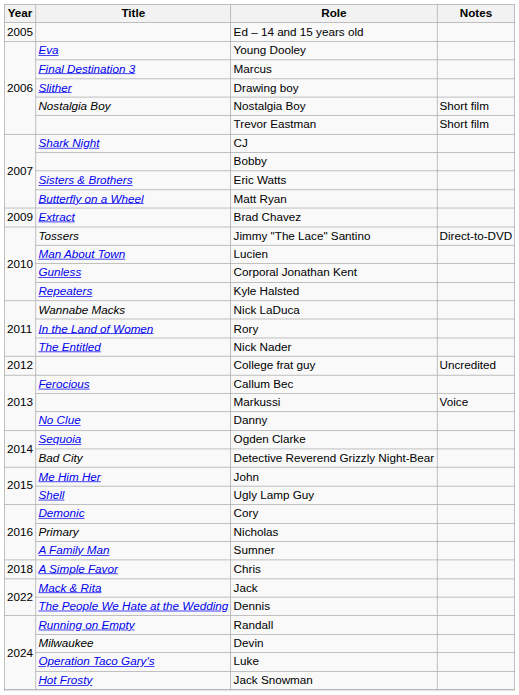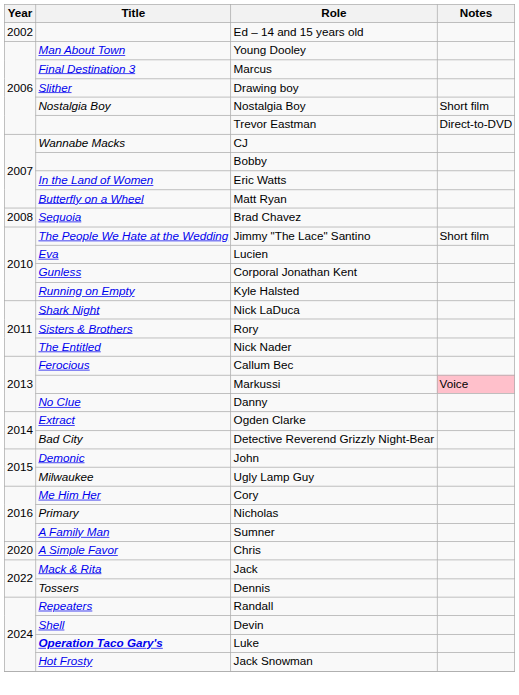(20, 32) 2005 -> (20, 32) 2002
(48, 50) Eva -> (82, 50) Man About Town
(464, 124) Short film -> (476, 124) Direct-to-DVD
(69, 143) Shark Night -> (82, 143) Wannabe Macks
(85, 180) Sisters & Brothers -> (96, 180) In the Land of Women
(20, 217) 2009 -> (20, 217) 2008
(57, 217) Extract -> (60, 217) Sequoia
(59, 236) Tossers -> (133, 236) The People We Hate at the Wedding
(476, 236) Direct-to-DVD -> (464, 236) Short film
(82, 254) Man About Town -> (48, 254) Eva
(65, 291) Repeaters -> (86, 291) Running on Empty
(82, 310) Wannabe Macks -> (69, 310) Shark Night
(96, 328) In the Land of Women -> (85, 328) Sisters & Brothers
- row: (275, 365)
(454, 402) no background -> (454, 384) pink background
(60, 439) Sequoia -> (57, 421) Extract
(70, 476) Me Him Her -> (61, 458) Demonic
(51, 495) Shell -> (66, 476) Milwaukee
(61, 513) Demonic -> (70, 495) Me Him Her
(20, 569) 2018 -> (20, 550) 2020
(133, 606) The People We Hate at the Wedding -> (59, 587) Tossers
(86, 625) Running on Empty -> (65, 606) Repeaters
(66, 643) Milwaukee -> (51, 625) Shell
(96, 662) normal -> (101, 643) bold
